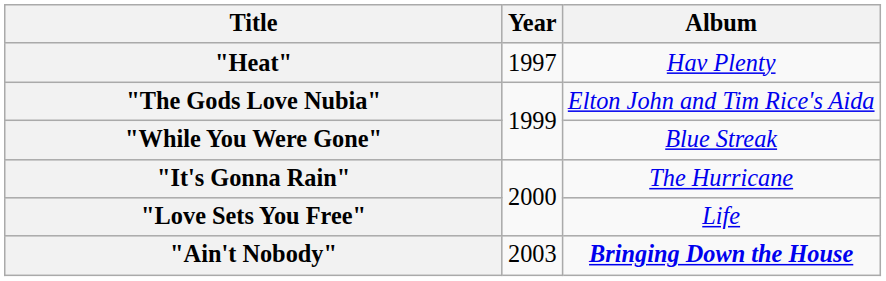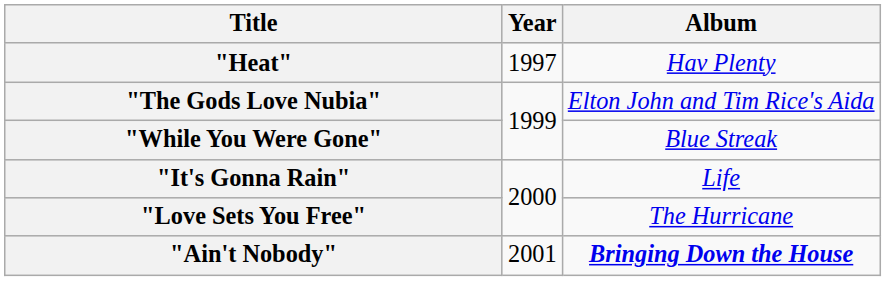(721, 178) The Hurricane -> (721, 178) Life
(721, 216) Life -> (721, 216) The Hurricane
(532, 255) 2003 -> (532, 255) 2001
